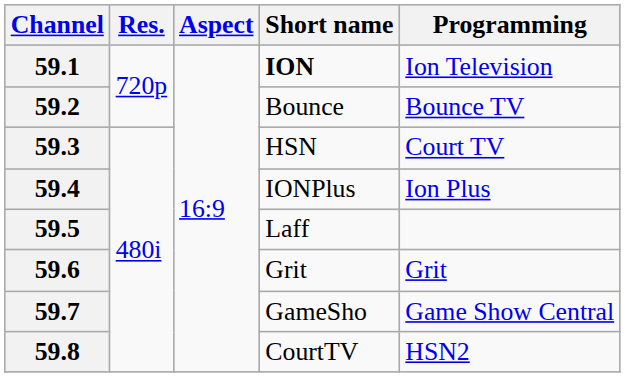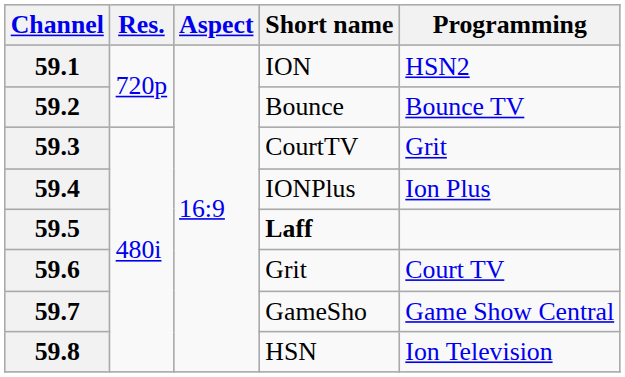(290, 65) bold -> (288, 65) normal
(479, 65) Ion Television -> (438, 65) HSN2
(291, 147) HSN -> (312, 147) CourtTV
(455, 147) Court TV -> (426, 147) Grit
(287, 229) normal -> (289, 229) bold
(426, 270) Grit -> (455, 270) Court TV
(312, 351) CourtTV -> (291, 351) HSN
(438, 351) HSN2 -> (479, 351) Ion Television
